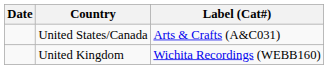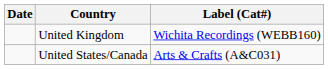rows swapped: (81, 54) <-> (93, 34)
